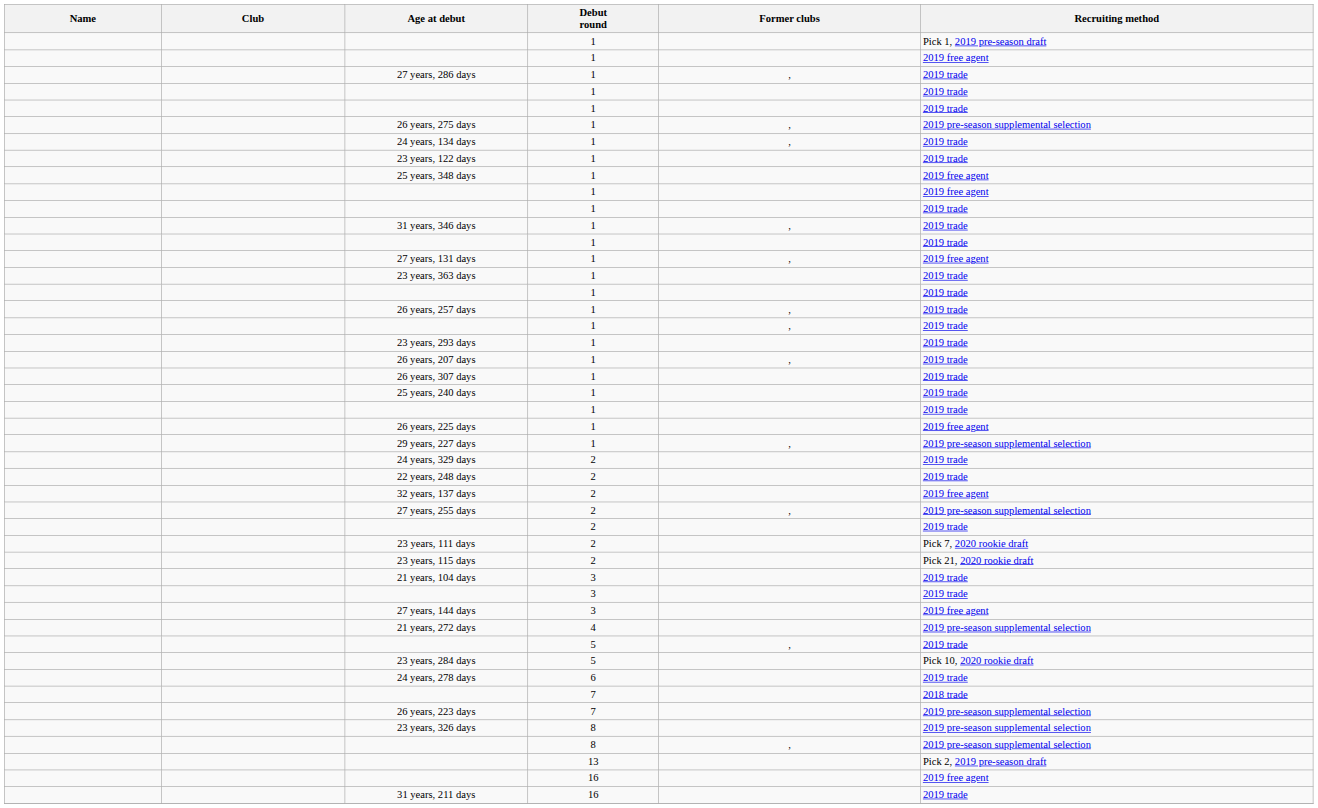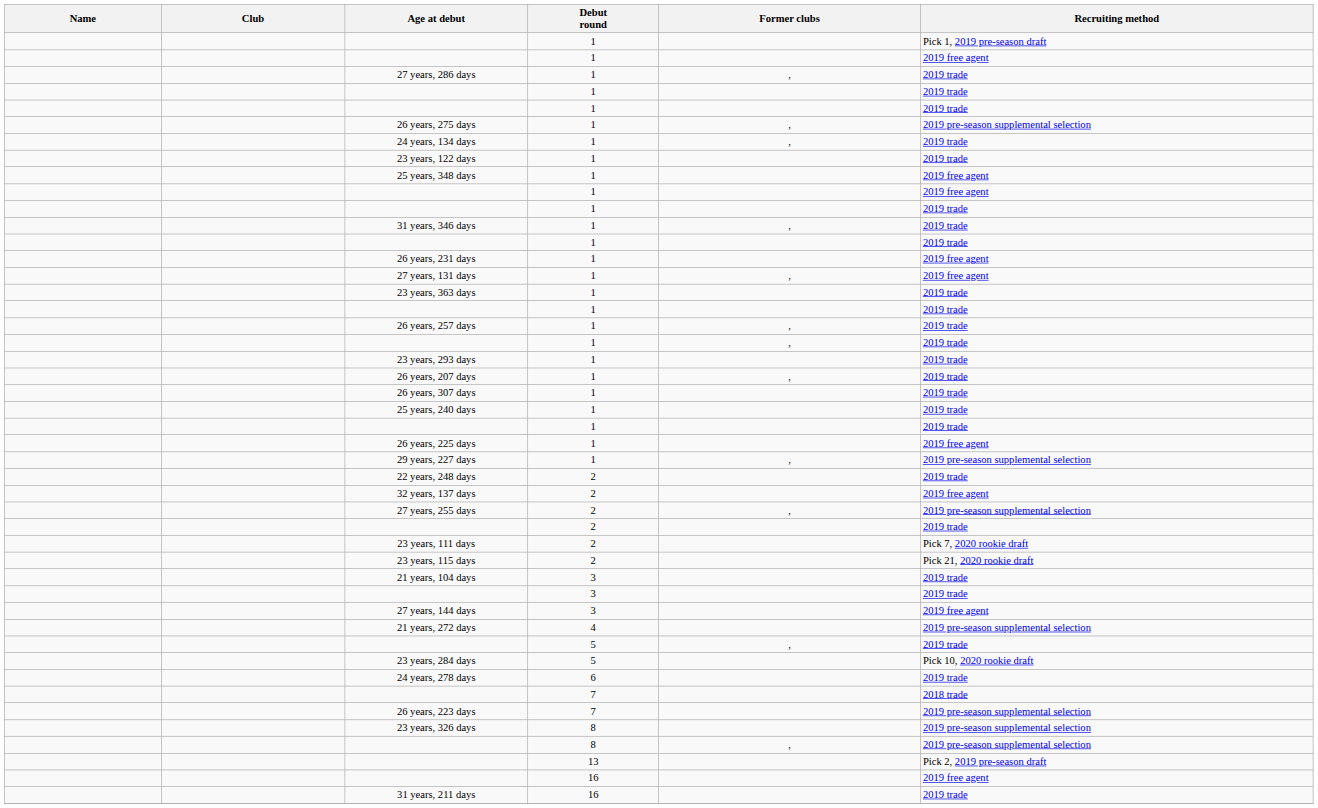+ row: (436, 259)
- row: (436, 460)
